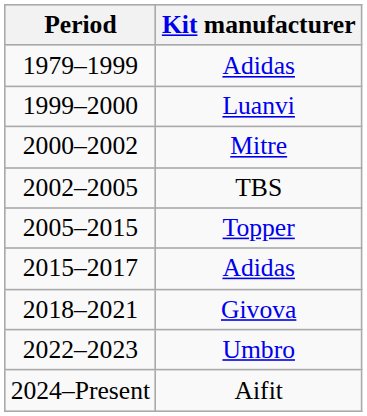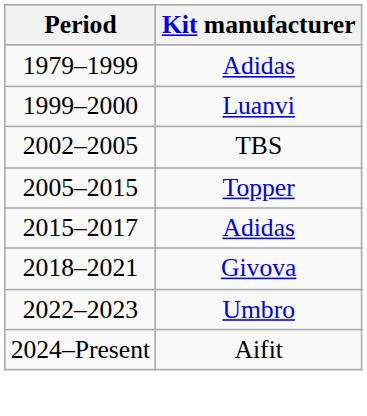- row: (80, 146)
